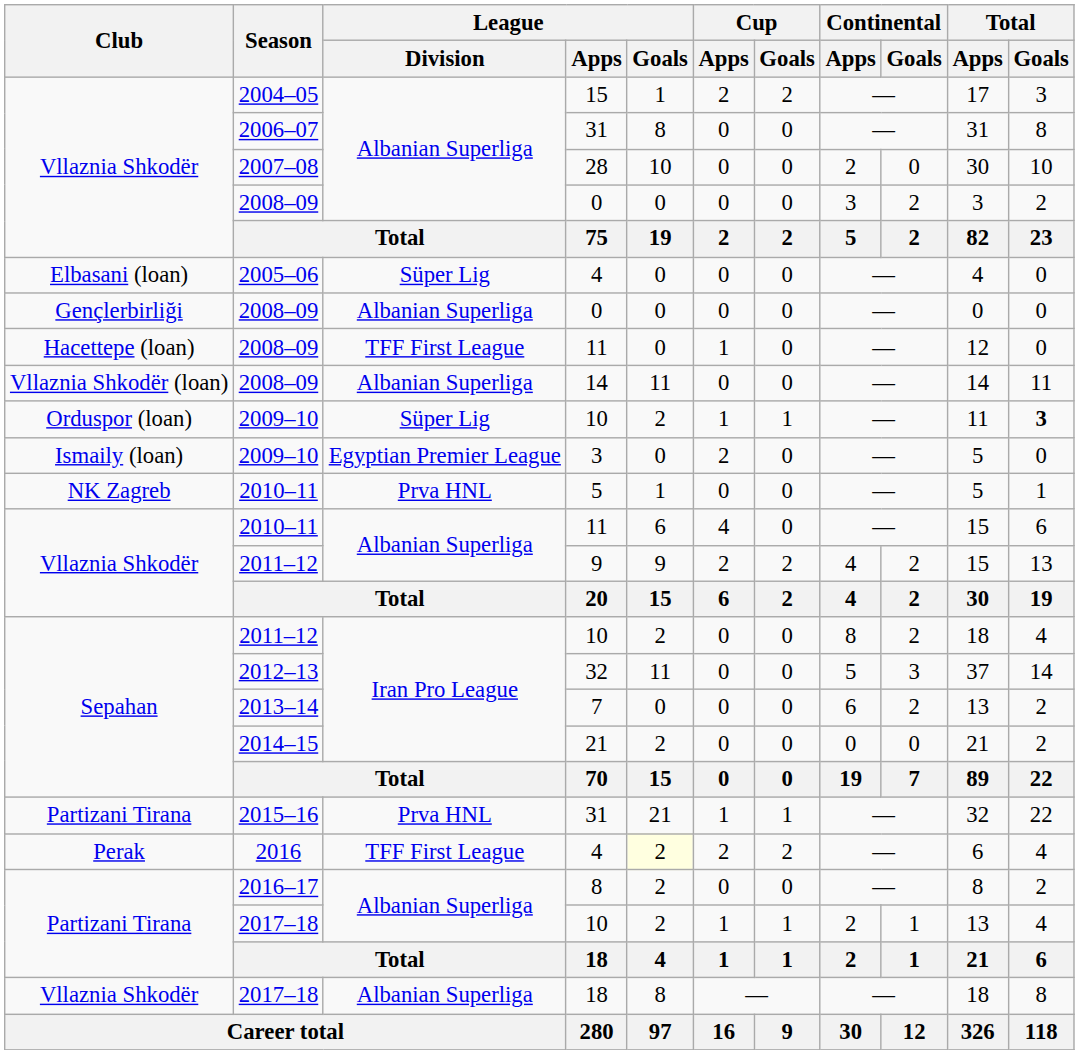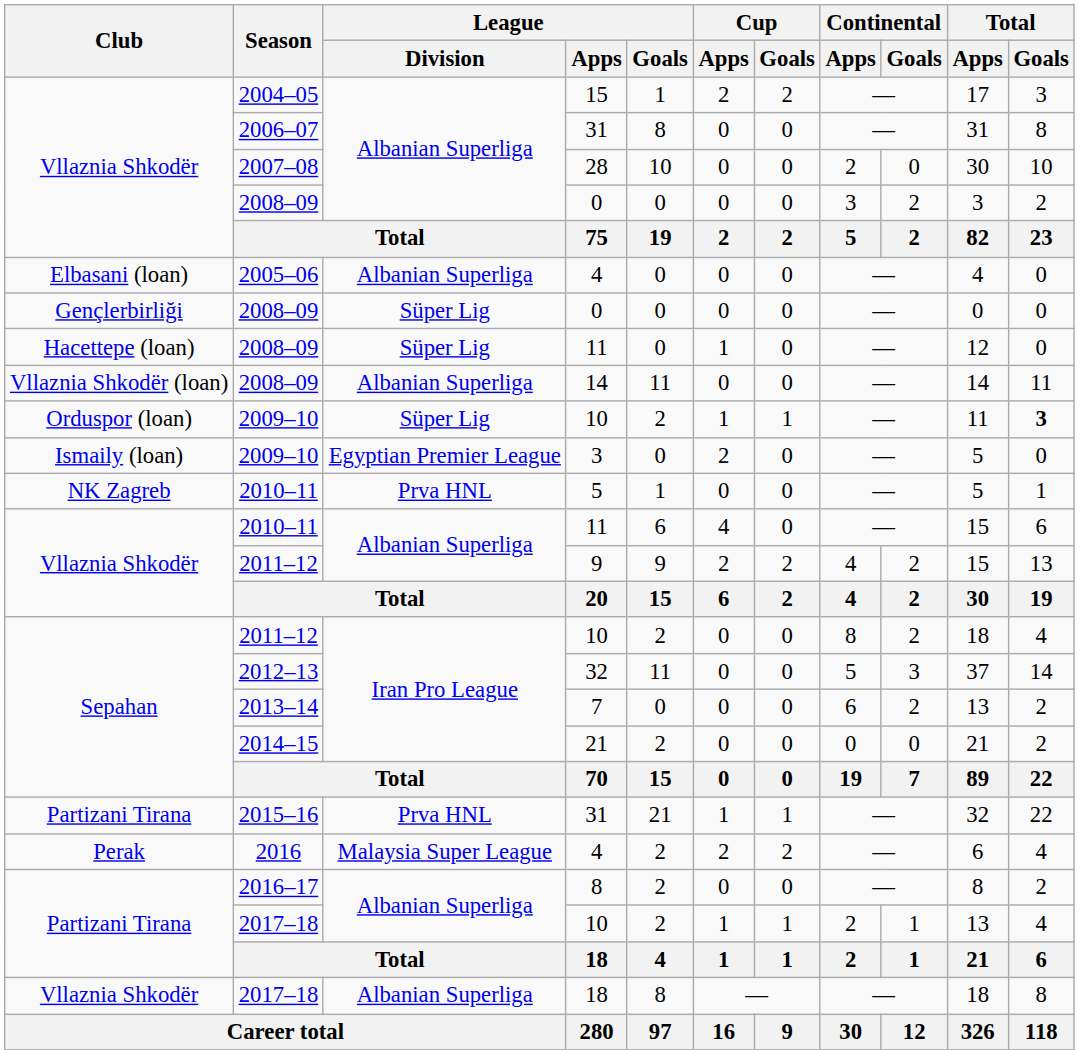(445, 274) Süper Lig -> (445, 274) Albanian Superliga
(445, 310) Albanian Superliga -> (445, 310) Süper Lig
(445, 346) TFF First League -> (445, 346) Süper Lig
(445, 851) TFF First League -> (445, 851) Malaysia Super League
(660, 851) lightyellow background -> (660, 851) no background
